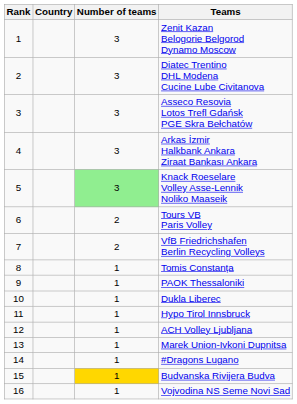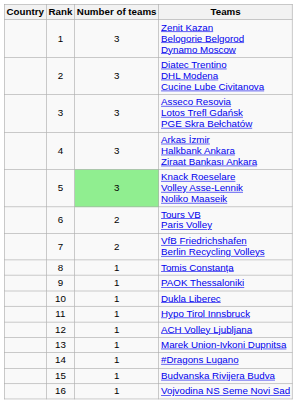columns swapped: (18, 12) <-> (54, 12)
(117, 376) gold background -> (117, 376) no background
